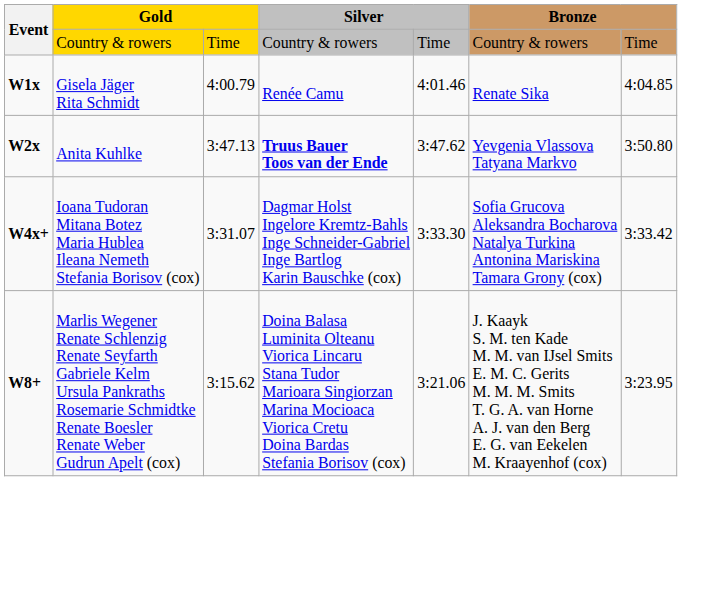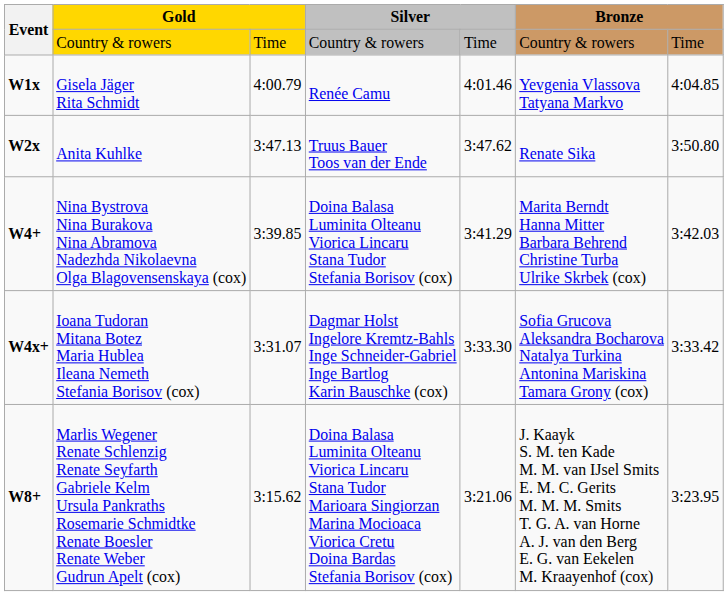(511, 94) Renate Sika -> (580, 94) Yevgenia Vlassova Tatyana Markvo
(325, 154) bold -> (368, 154) normal
(533, 154) Yevgenia Vlassova Tatyana Markvo -> (557, 154) Renate Sika
+ row: (25, 233)
